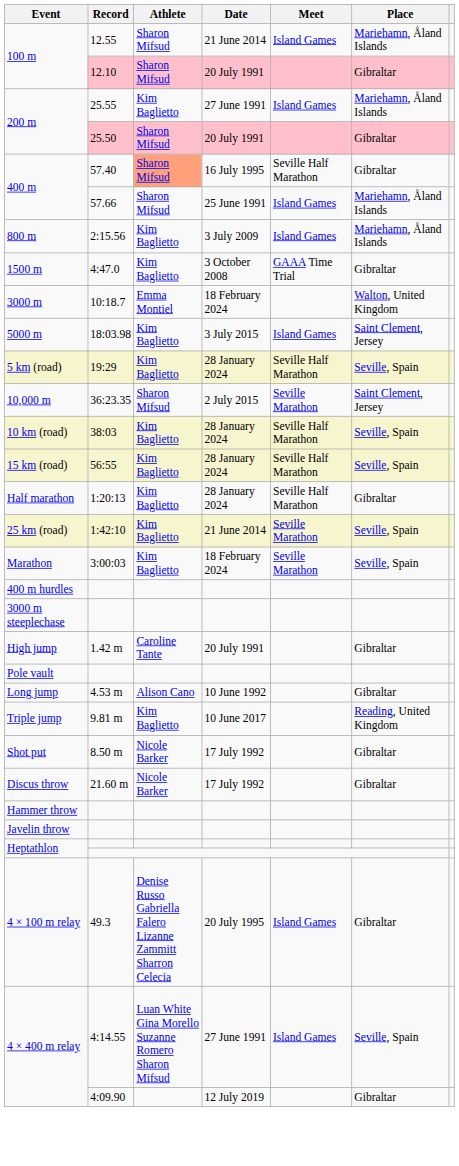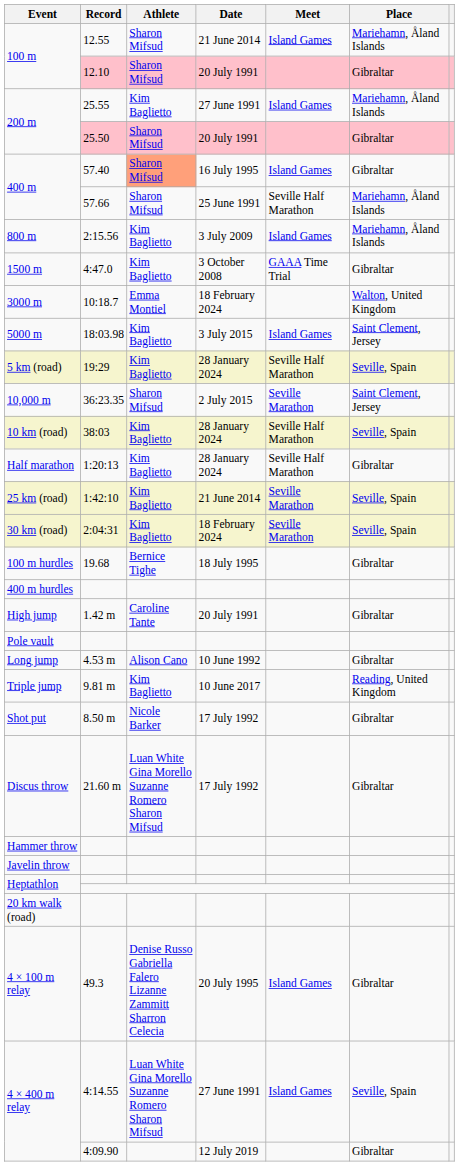(301, 171) Seville Half Marathon -> (300, 171) Island Games
(305, 203) Island Games -> (296, 203) Seville Half Marathon
- row: (37, 465)
+ row: (37, 531)
- row: (30, 563)
+ row: (40, 563)
- row: (36, 615)
(152, 784) Nicole Barker -> (161, 792) Luan White Gina Morello Suzanne Romero Sharon Mifsud
+ row: (34, 910)
